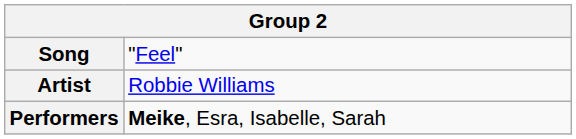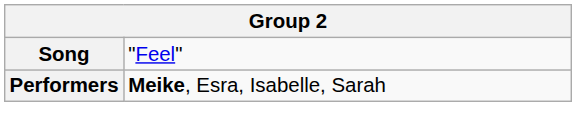- row: (64, 86)
